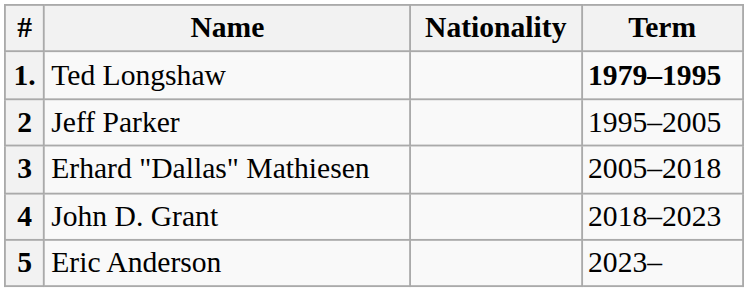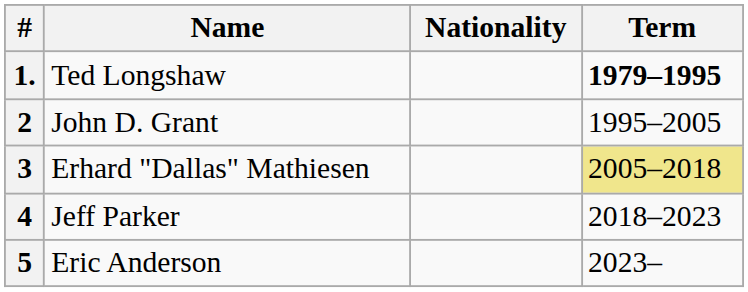(115, 121) Jeff Parker -> (135, 121) John D. Grant
(655, 168) no background -> (655, 168) khaki background
(135, 215) John D. Grant -> (115, 215) Jeff Parker
